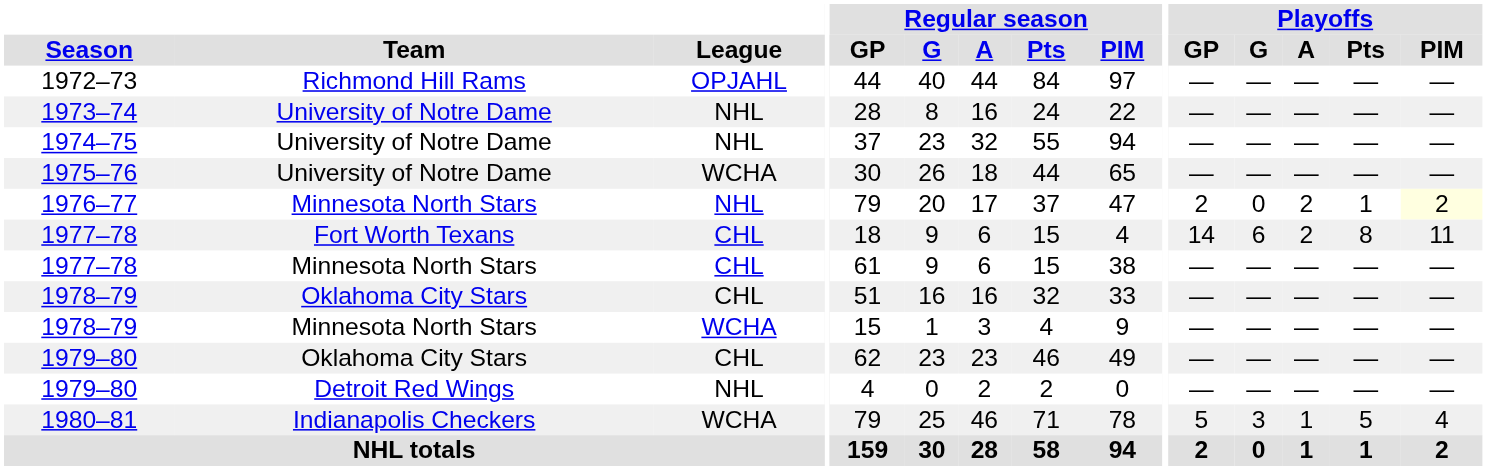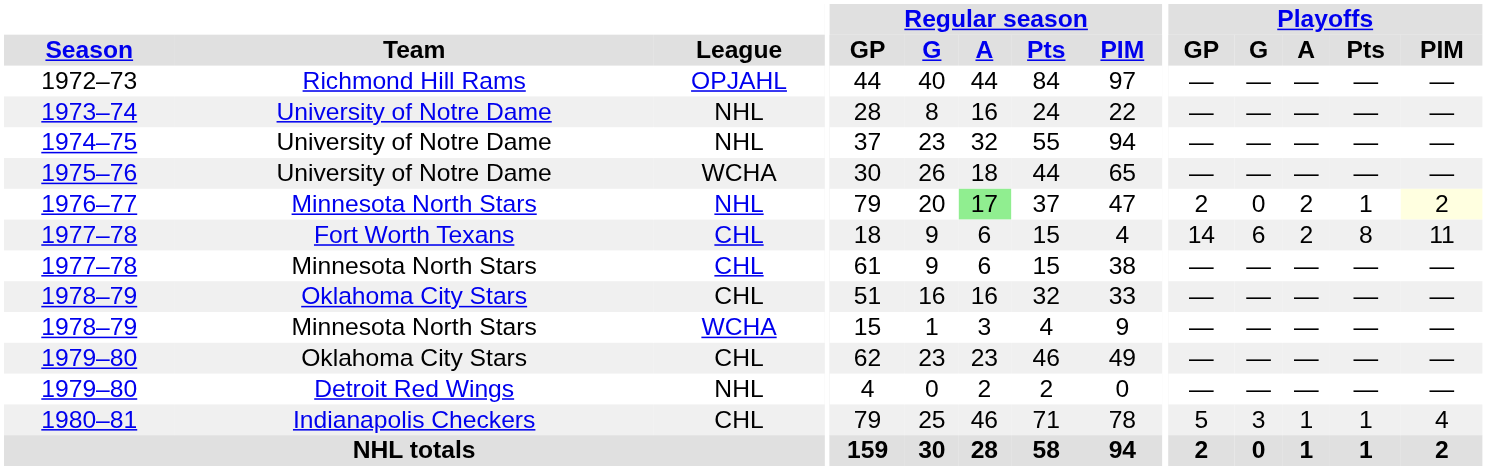(984, 203) no background -> (984, 203) lightgreen background
(739, 419) WCHA -> (739, 419) CHL
(1366, 419) 5 -> (1366, 419) 1
